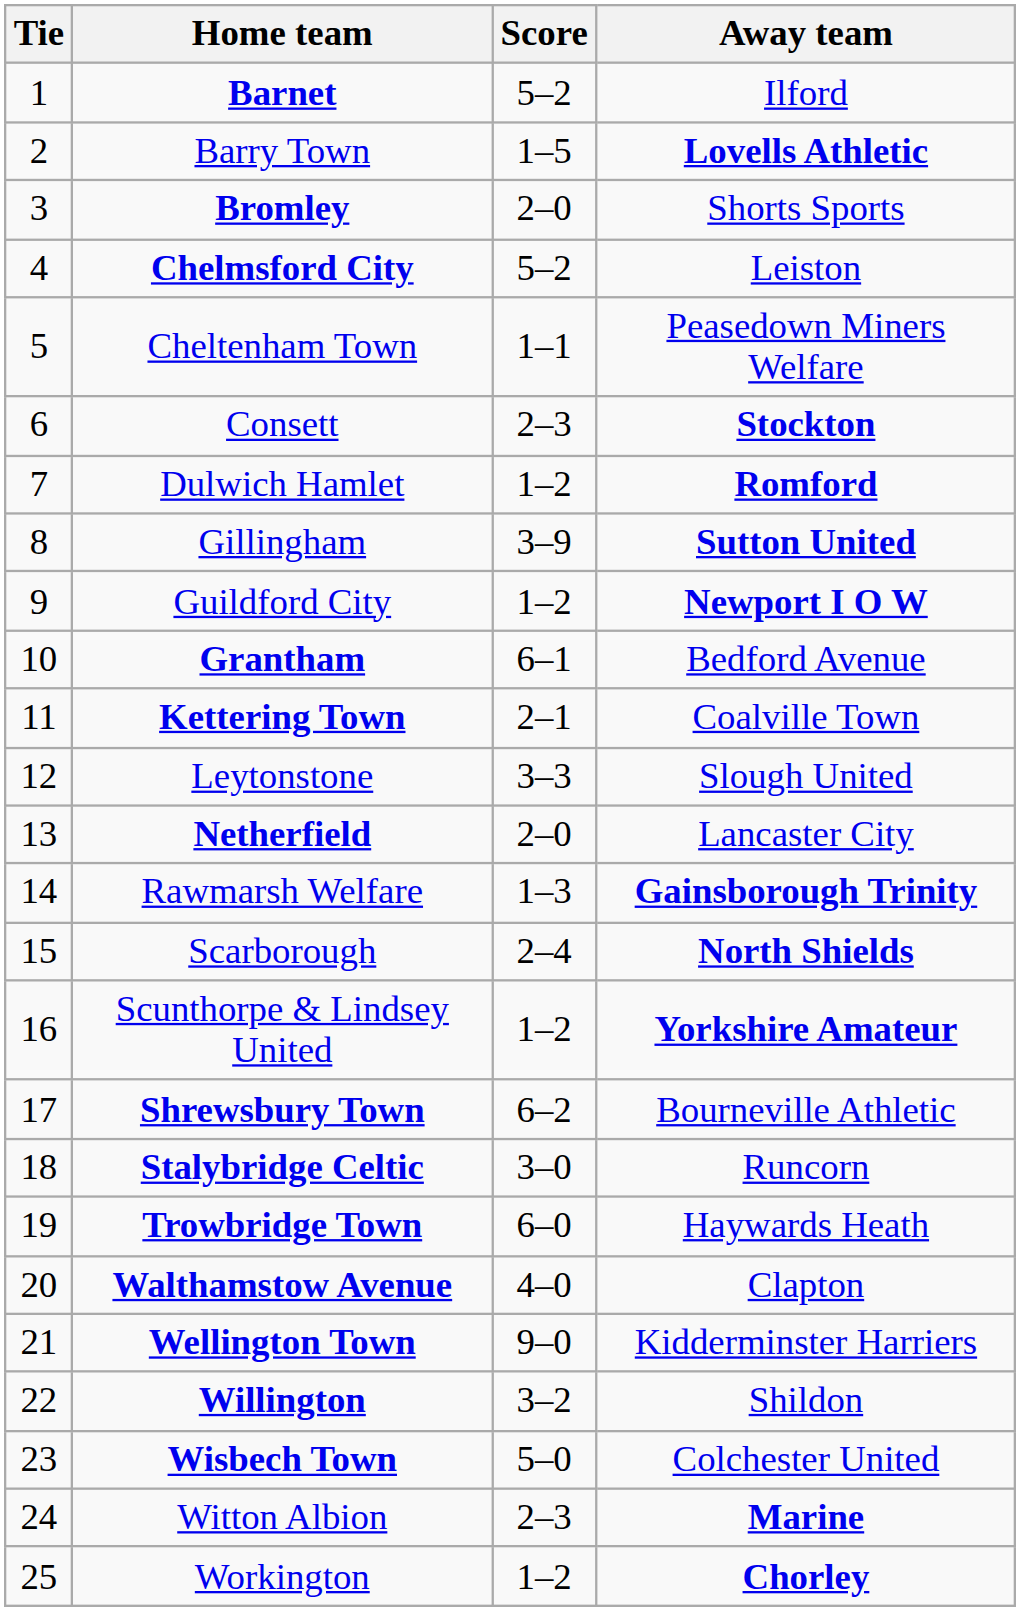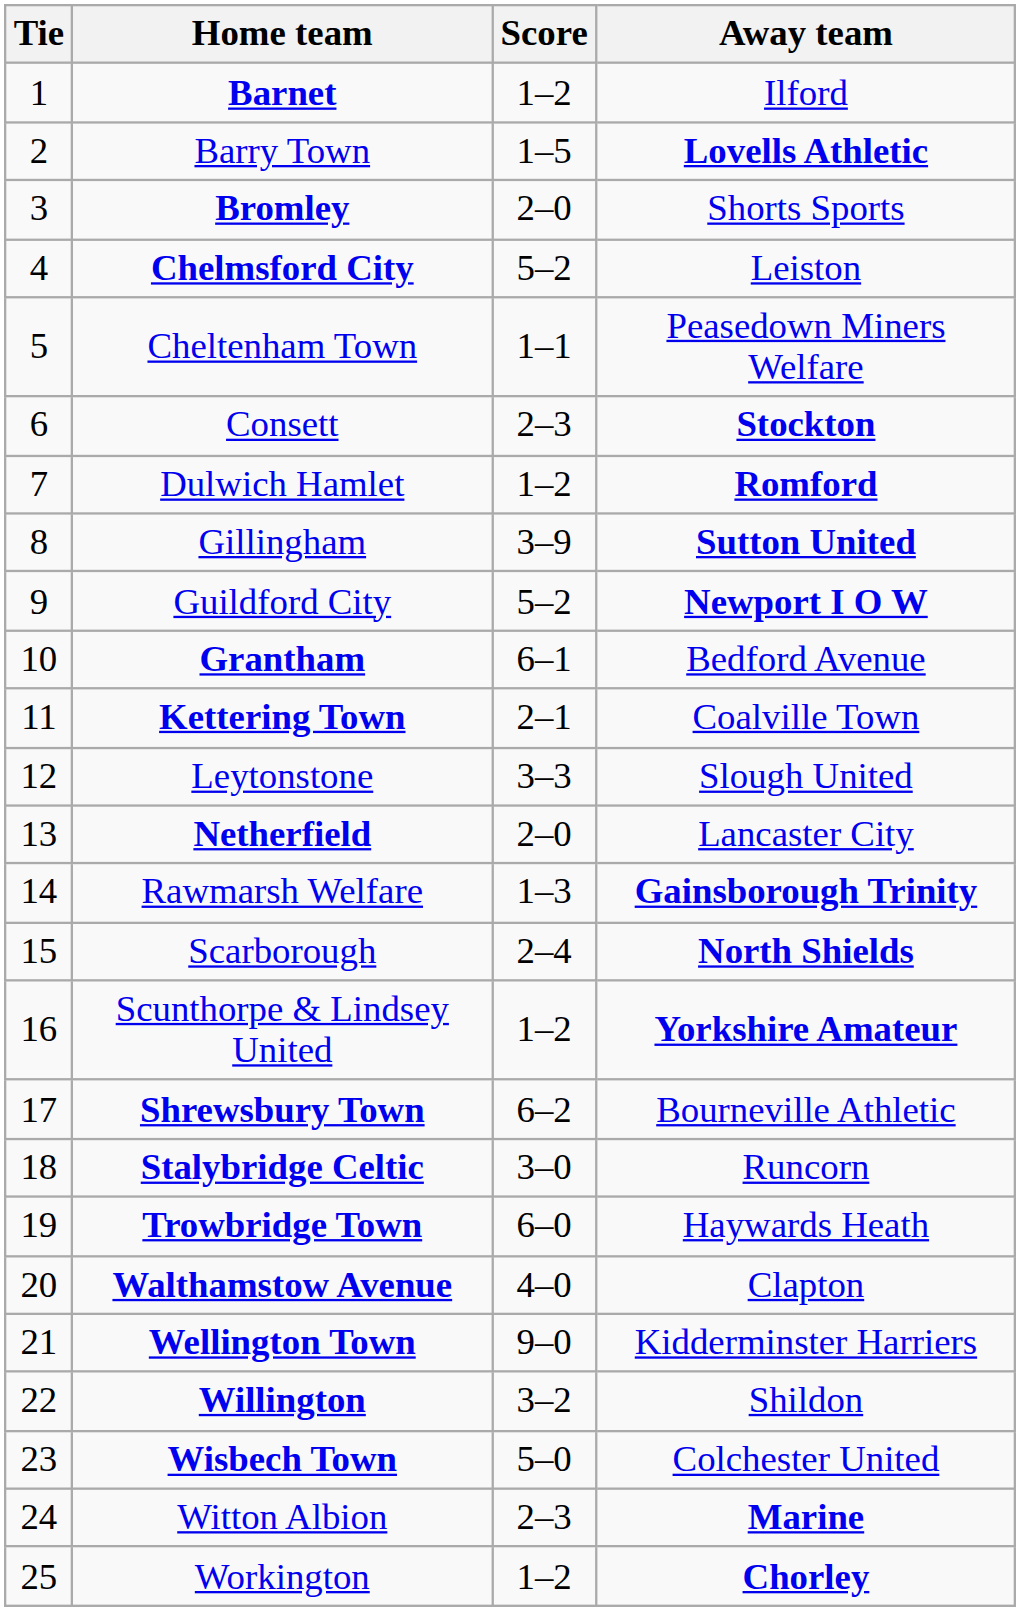(544, 92) 5–2 -> (544, 92) 1–2
(544, 600) 1–2 -> (544, 600) 5–2
